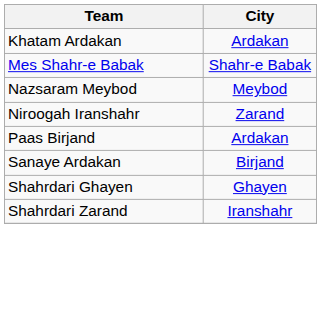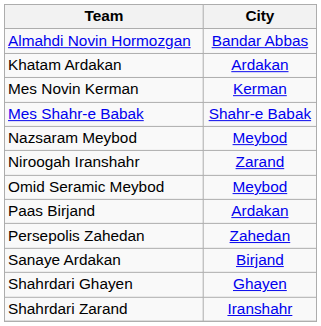+ row: (99, 41)
+ row: (73, 89)
+ row: (86, 187)
+ row: (76, 235)
